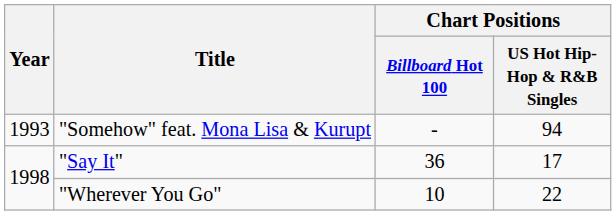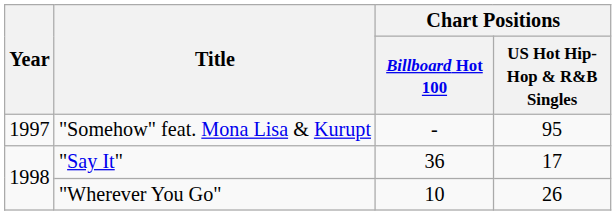(29, 129) 1993 -> (29, 129) 1997
(552, 129) 94 -> (552, 129) 95
(552, 193) 22 -> (552, 193) 26
